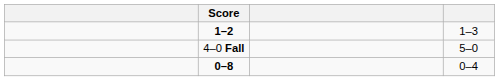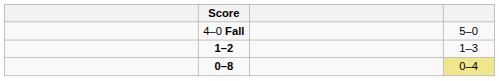rows swapped: (224, 48) <-> (224, 31)
(469, 66) no background -> (469, 66) khaki background
